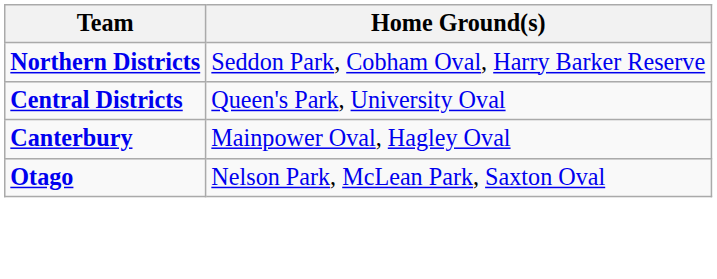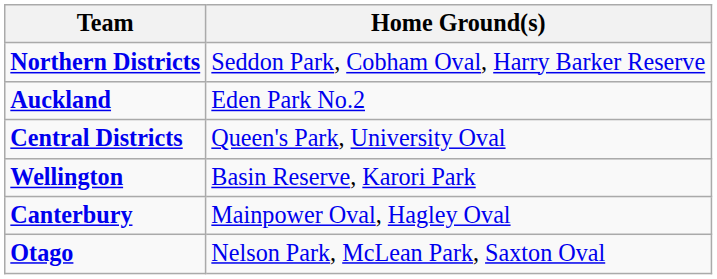+ row: (61, 100)
+ row: (67, 176)
